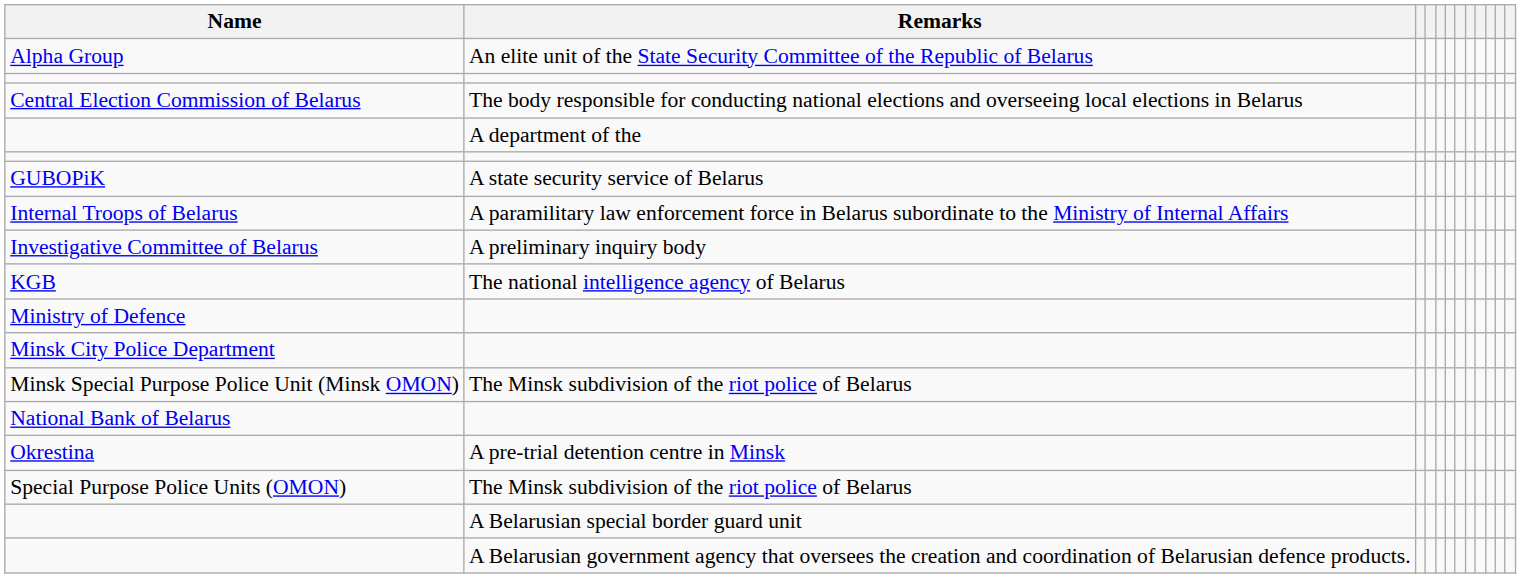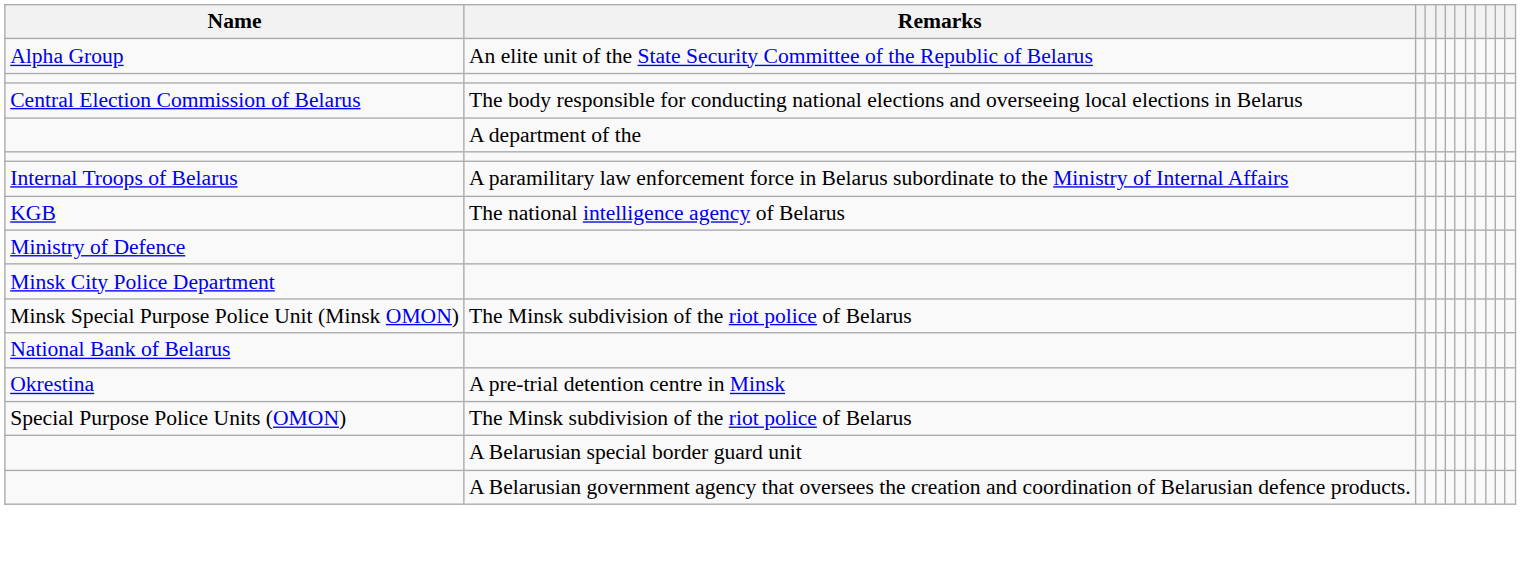- row: (58, 178)
- row: (164, 247)
